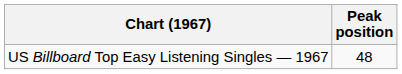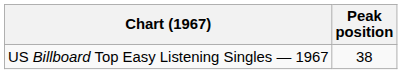(364, 56) 48 -> (364, 56) 38
